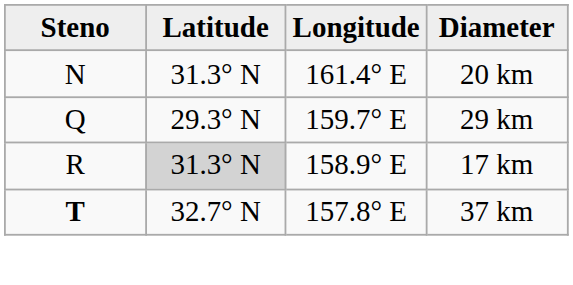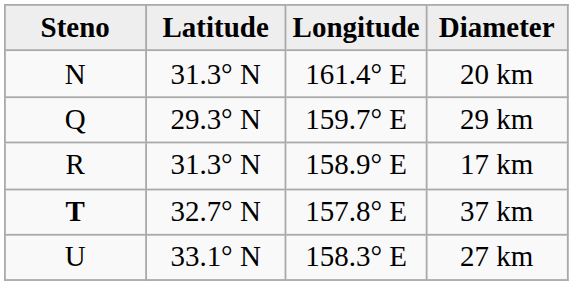(216, 165) lightgrey background -> (216, 165) no background
+ row: (497, 257)
